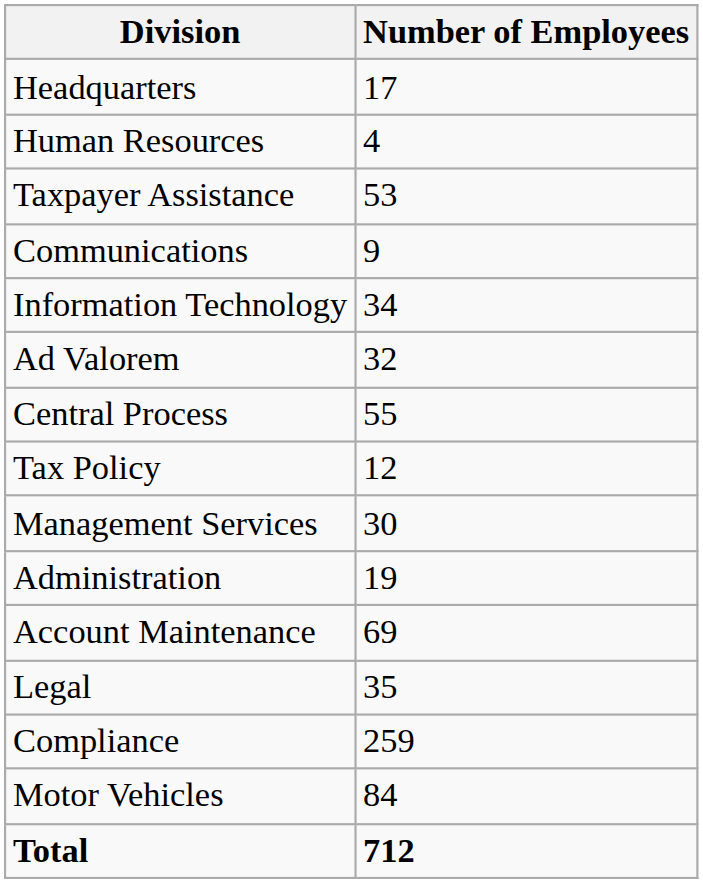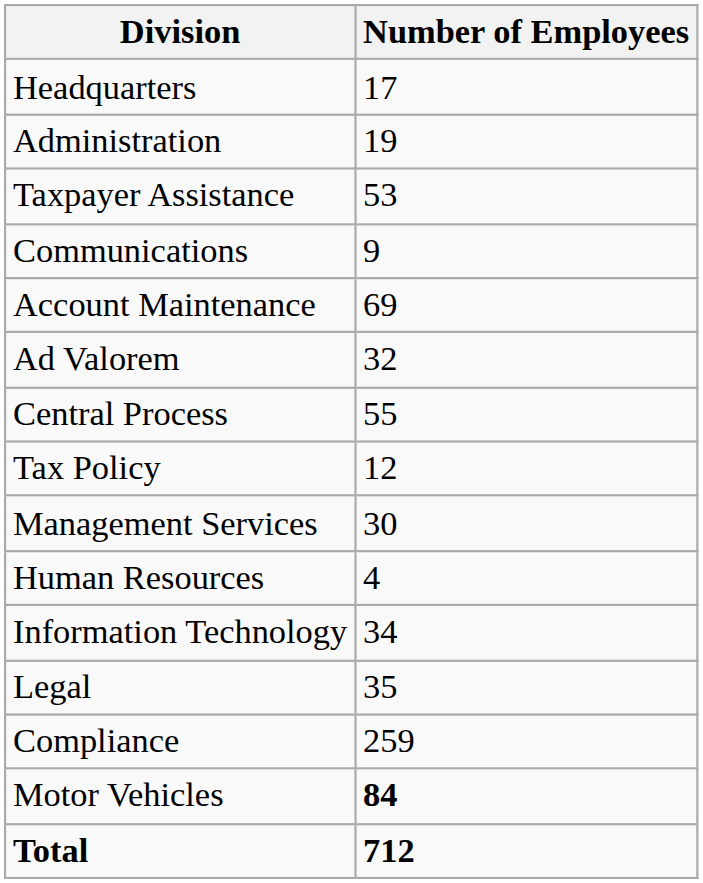rows swapped: (117, 577) <-> (139, 140)
rows swapped: (164, 631) <-> (180, 304)
(380, 795) normal -> (380, 795) bold
